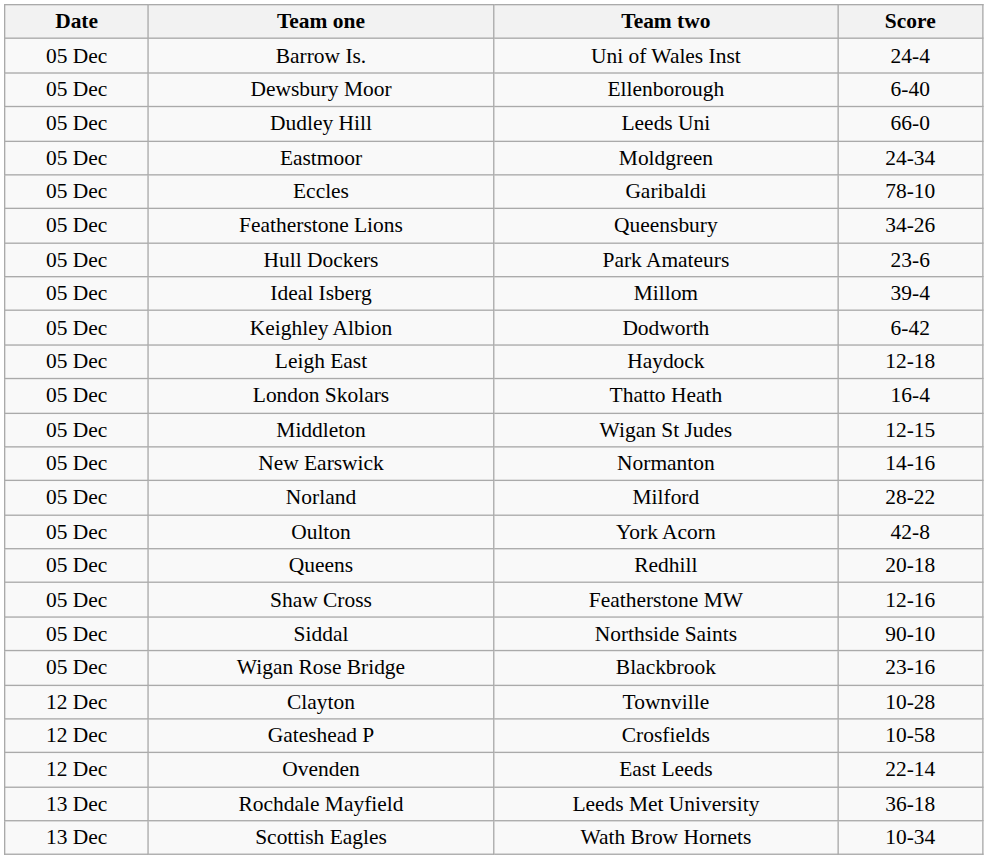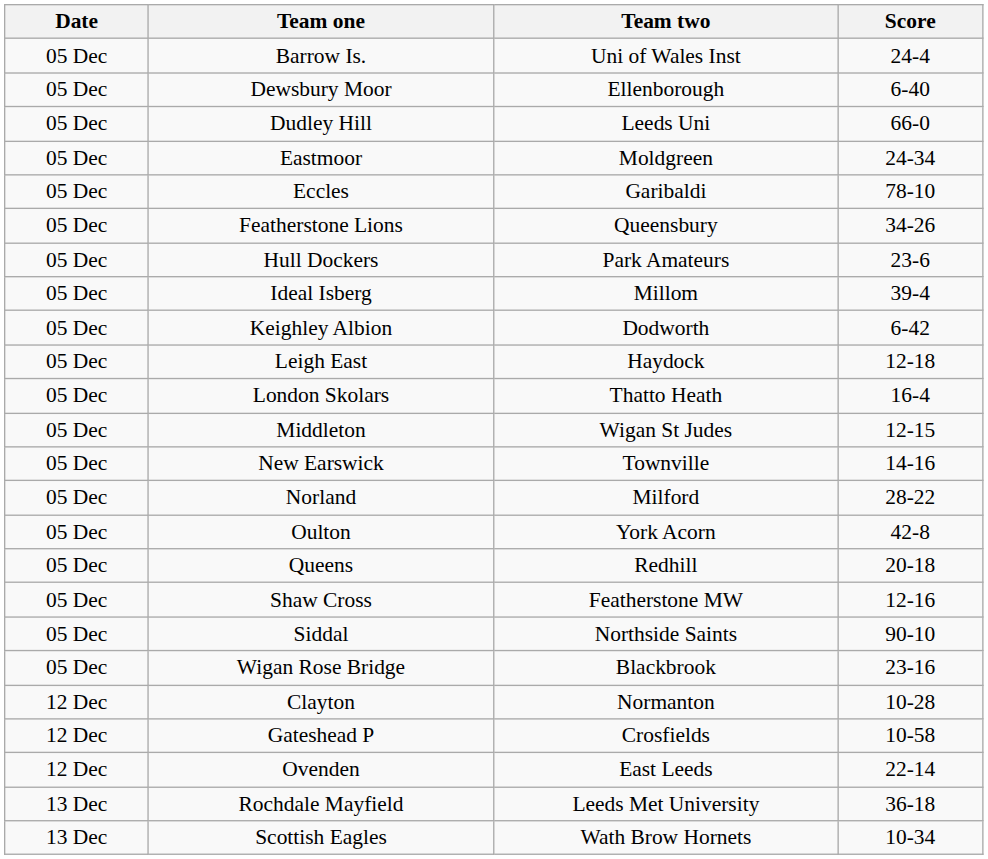(666, 463) Normanton -> (666, 463) Townville
(666, 701) Townville -> (666, 701) Normanton
